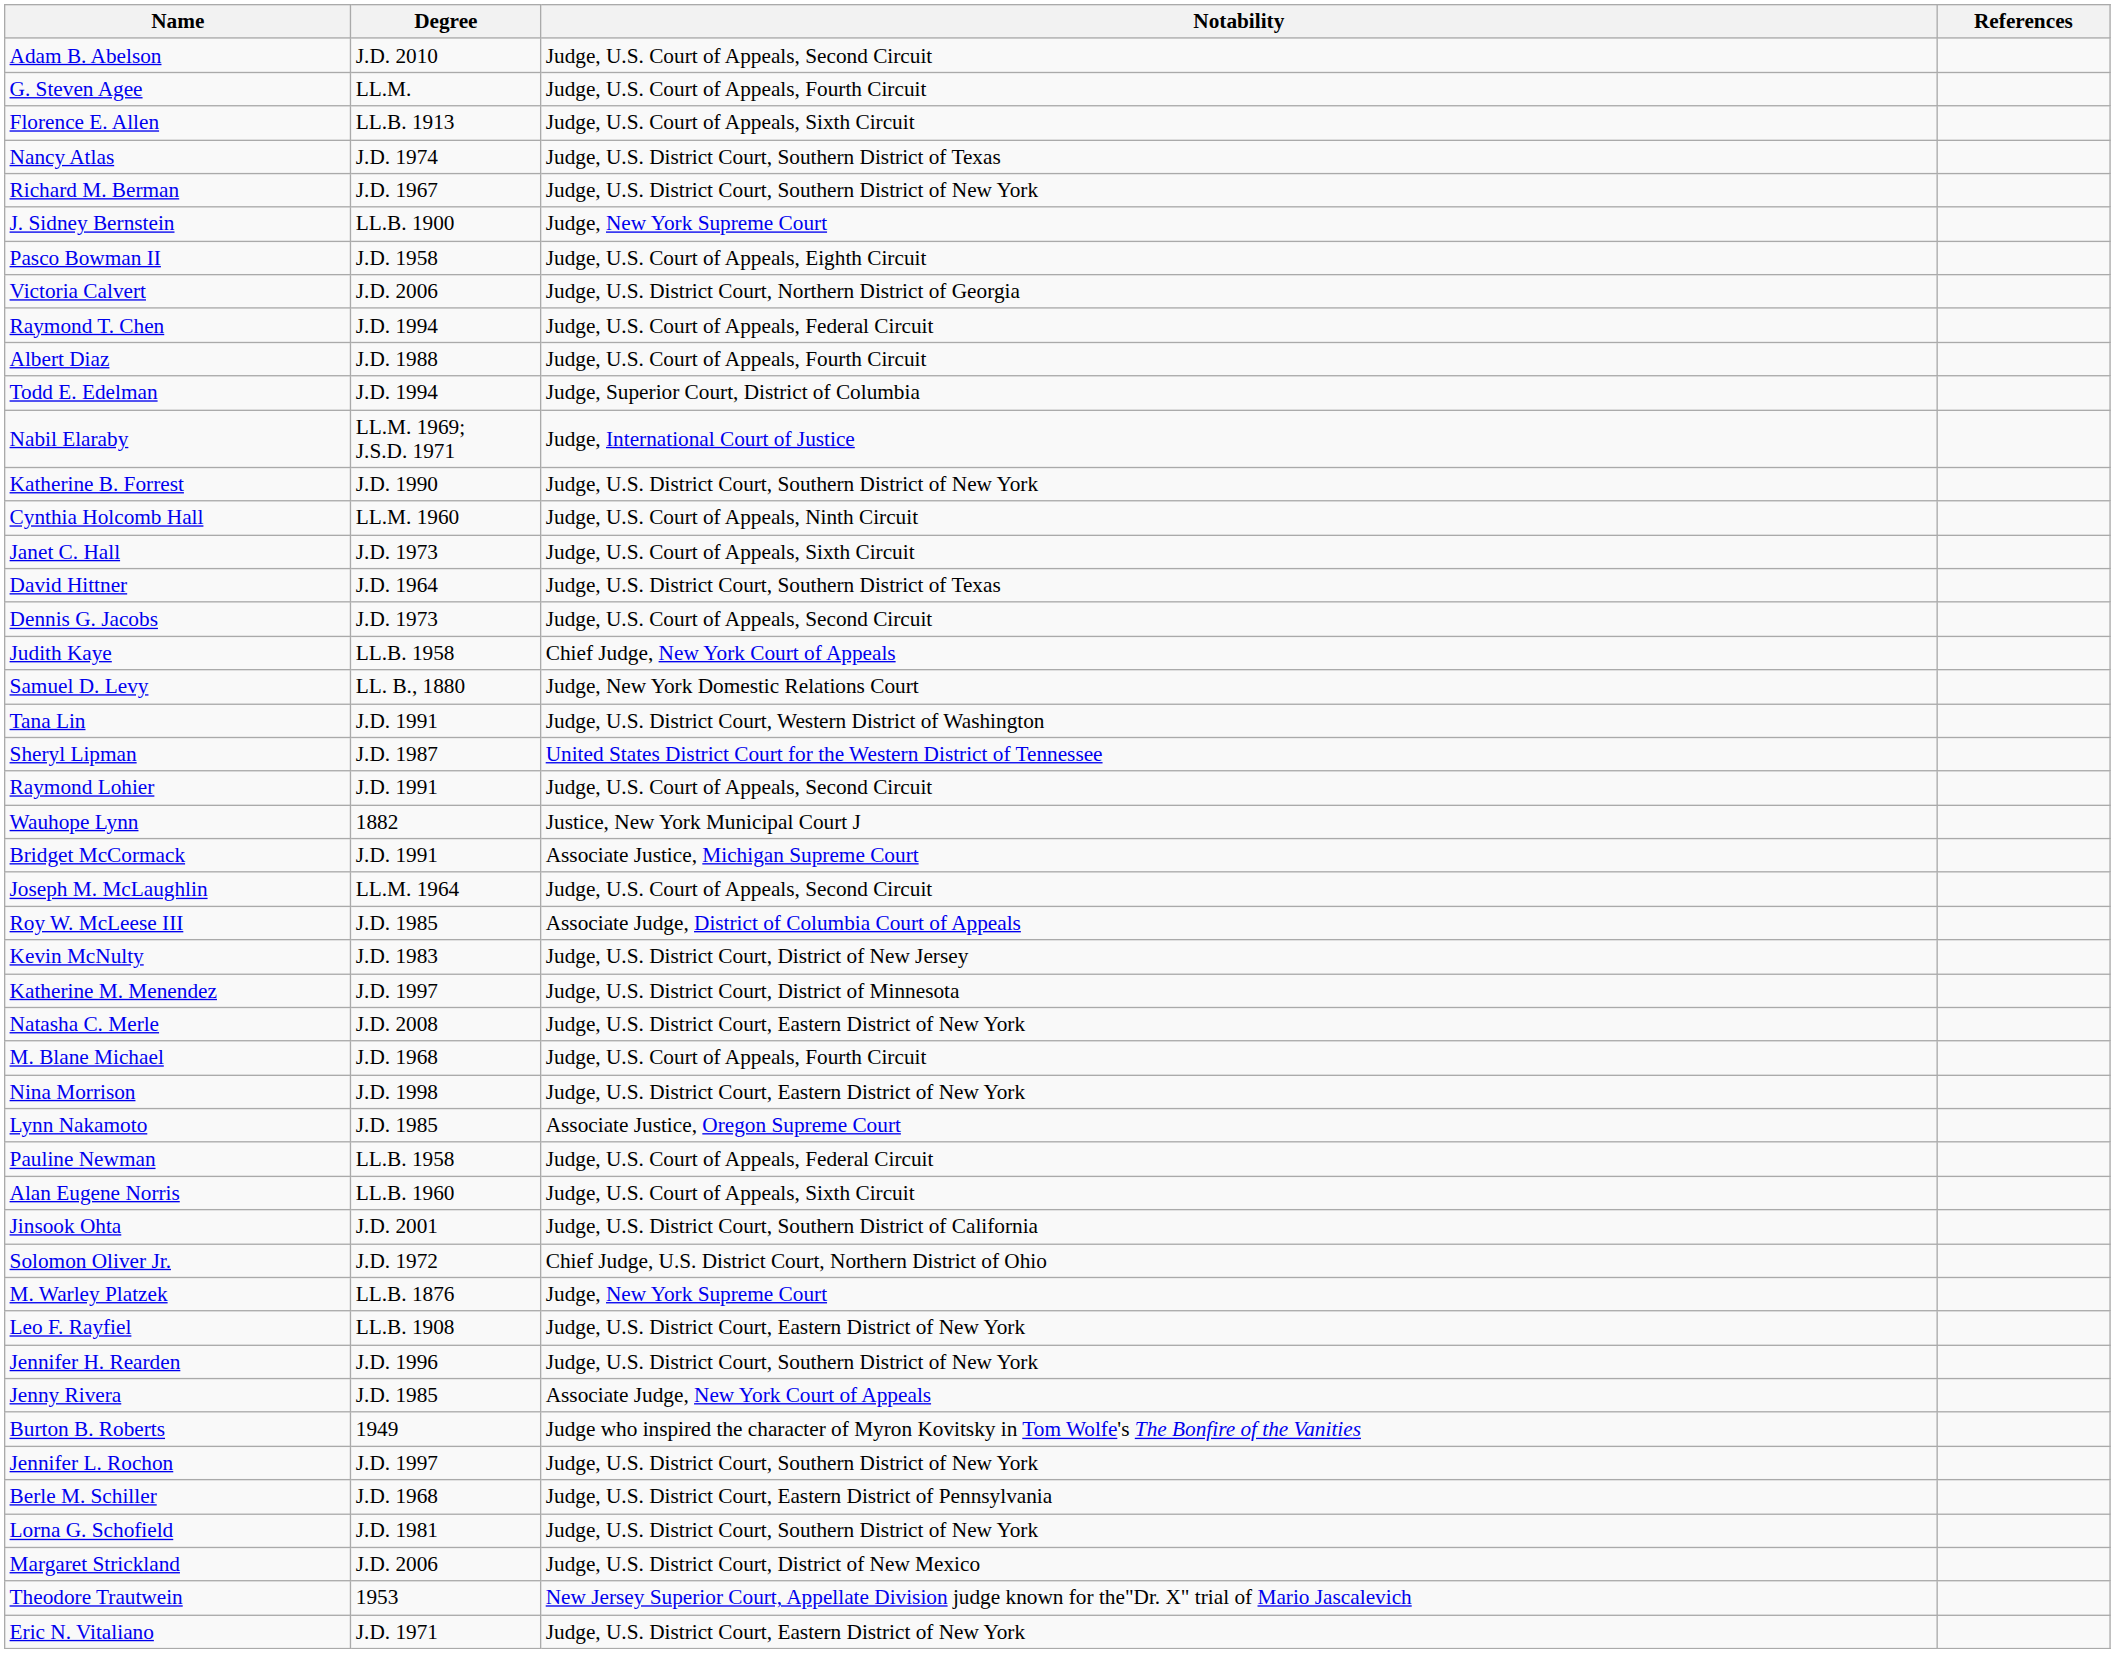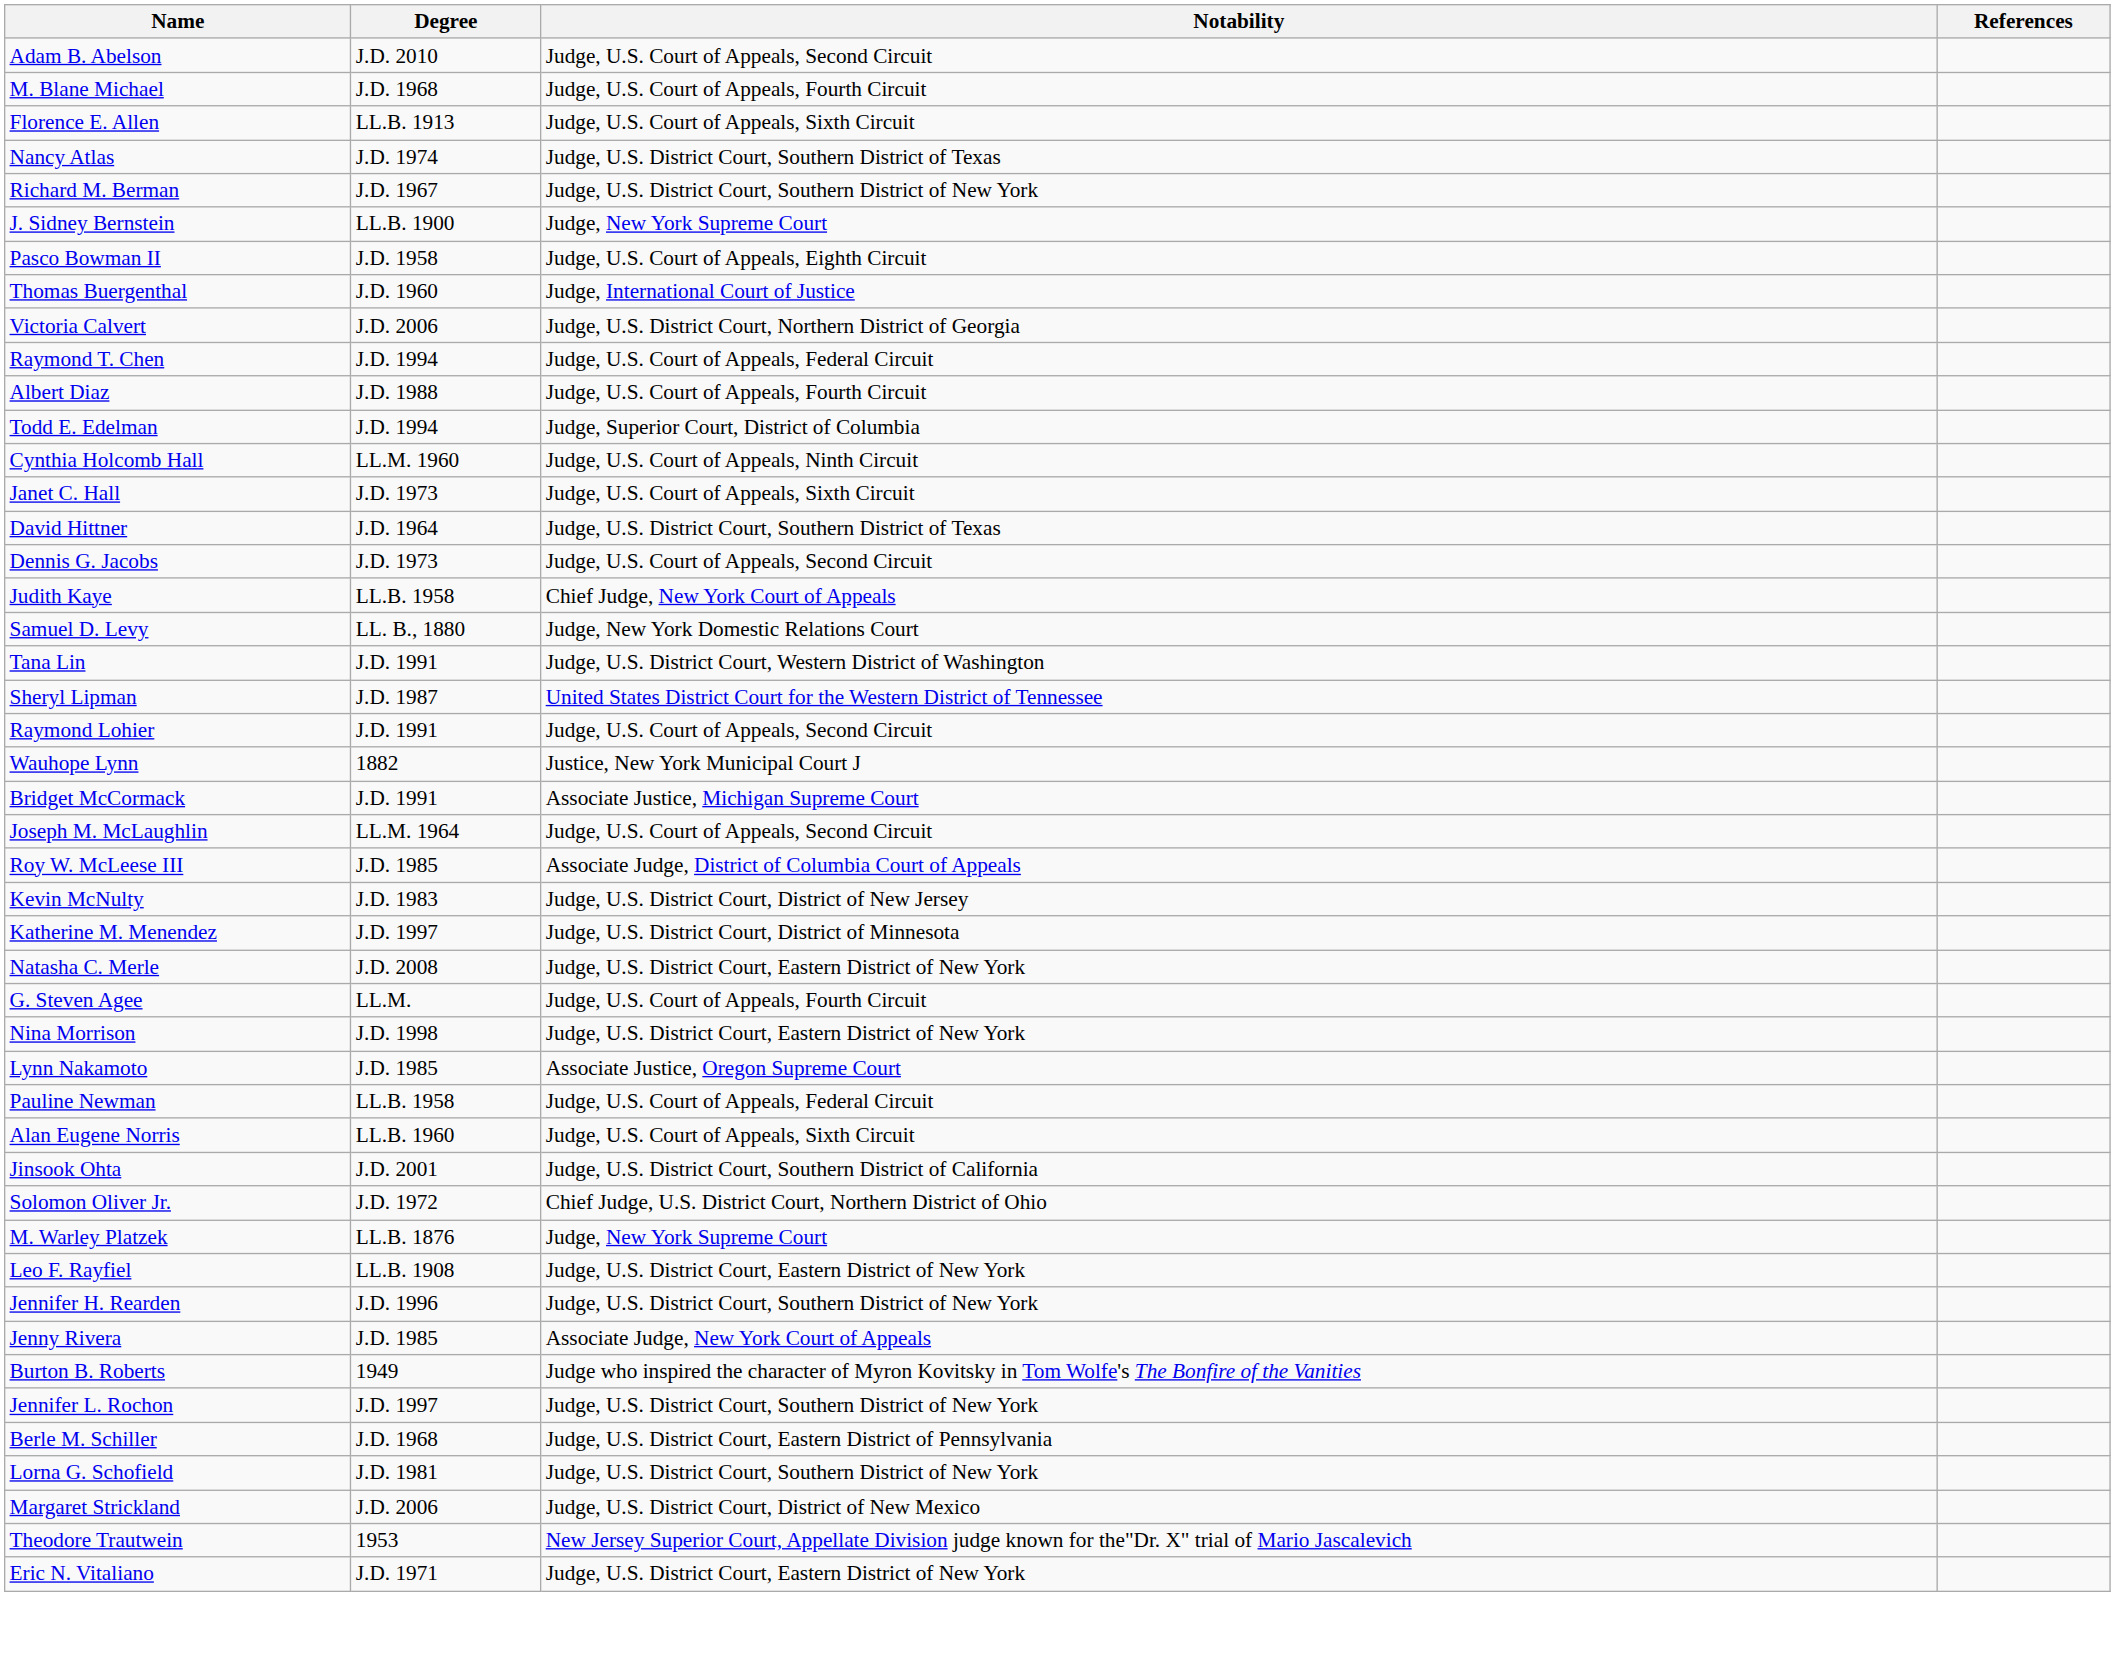rows swapped: (76, 88) <-> (87, 1057)
+ row: (98, 291)
- row: (69, 438)
- row: (97, 484)
